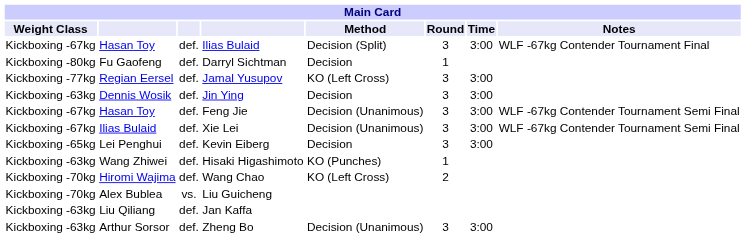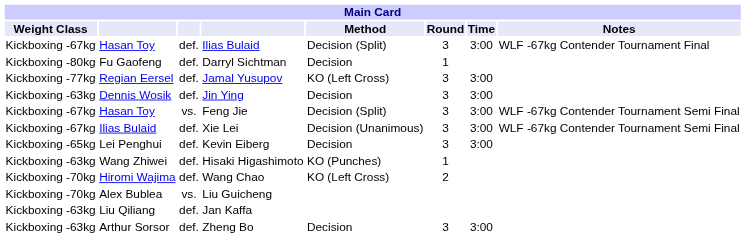(189, 111) def. -> (189, 111) vs.
(365, 111) Decision (Unanimous) -> (347, 111) Decision (Split)
(365, 227) Decision (Unanimous) -> (330, 227) Decision
